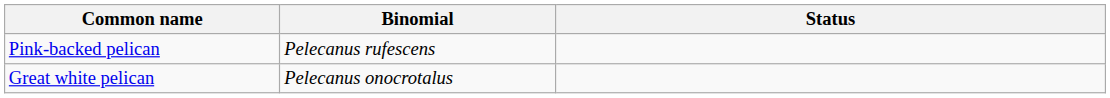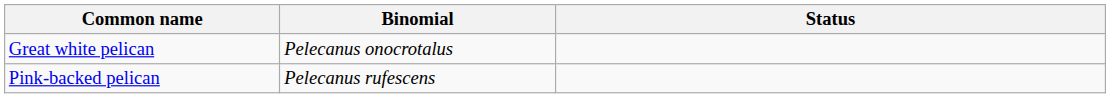rows swapped: (82, 78) <-> (84, 48)
